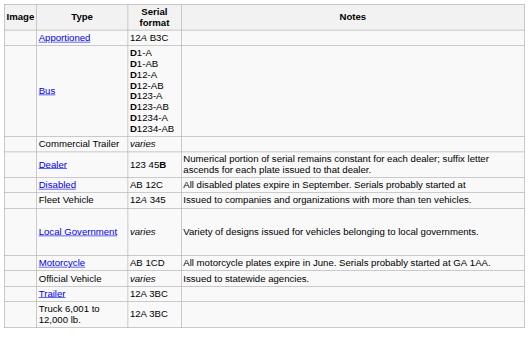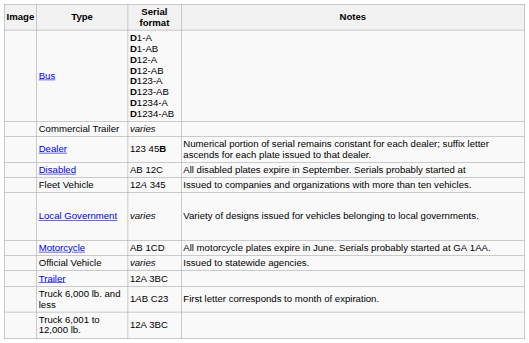- row: (65, 38)
+ row: (80, 299)
